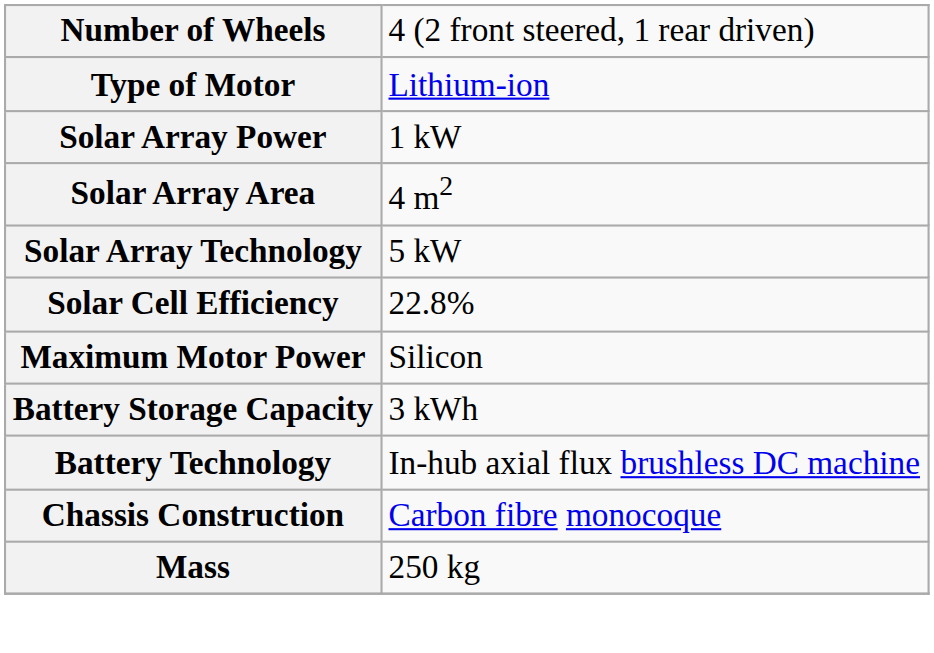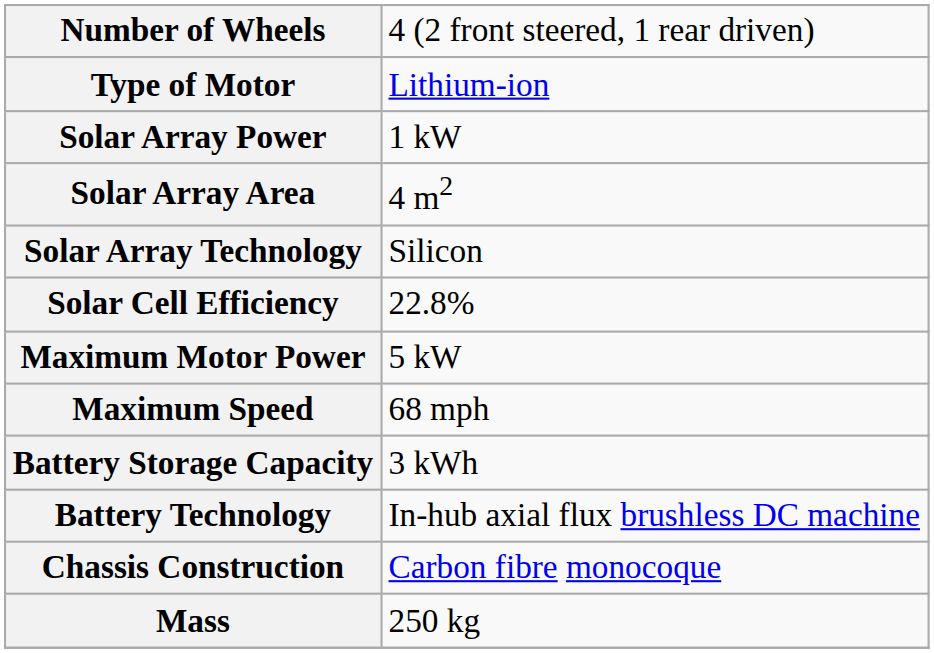(425, 251) 5 kW -> (436, 251) Silicon
(436, 356) Silicon -> (425, 356) 5 kW
+ row: (193, 409)
